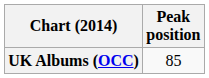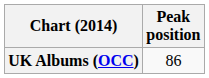(173, 60) 85 -> (173, 60) 86
